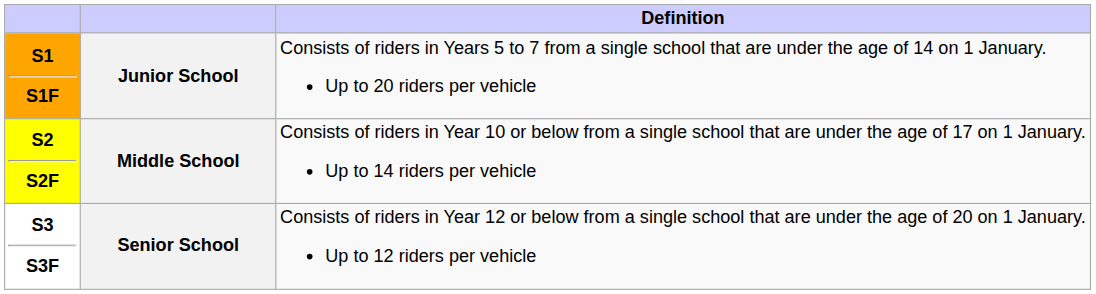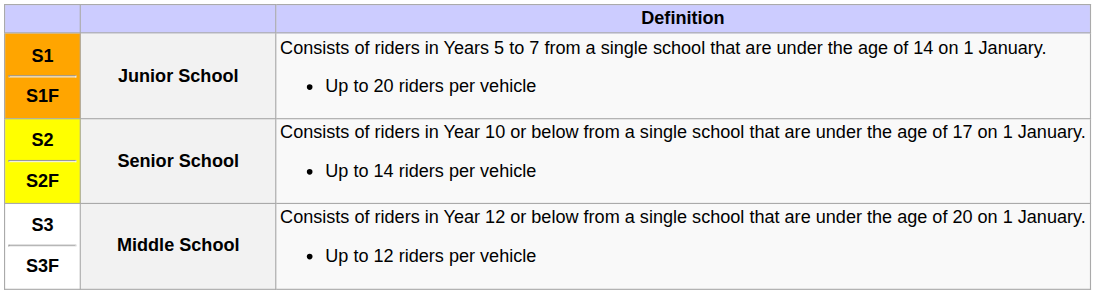(178, 160) Middle School -> (178, 160) Senior School
(178, 246) Senior School -> (178, 246) Middle School
